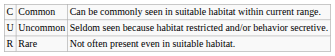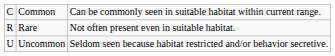rows swapped: (42, 28) <-> (28, 43)
